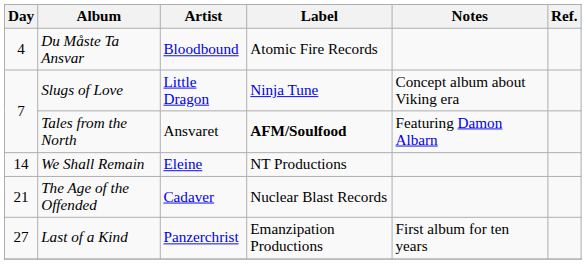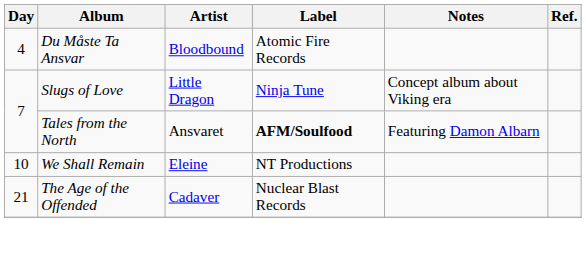(21, 164) 14 -> (21, 164) 10
- row: (84, 238)
